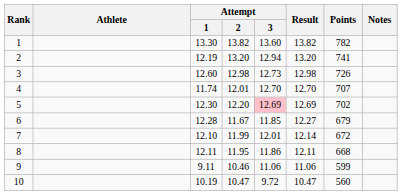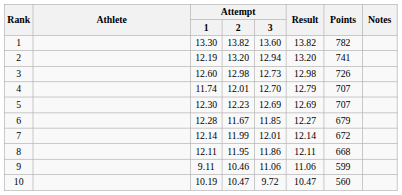(305, 89) 12.70 -> (305, 89) 12.79
(238, 105) 12.20 -> (238, 105) 12.23
(270, 105) pink background -> (270, 105) no background
(343, 105) 702 -> (343, 105) 707
(206, 136) 12.10 -> (206, 136) 12.14
